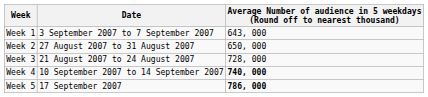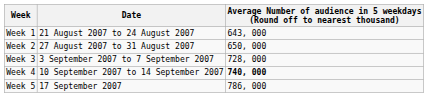(127, 33) 3 September 2007 to 7 September 2007 -> (117, 33) 21 August 2007 to 24 August 2007
(117, 60) 21 August 2007 to 24 August 2007 -> (127, 60) 3 September 2007 to 7 September 2007
(247, 86) bold -> (247, 86) normal
